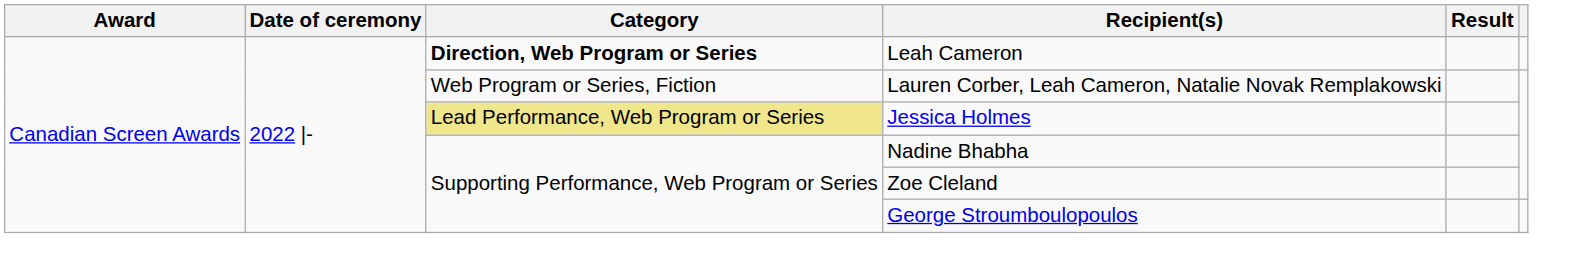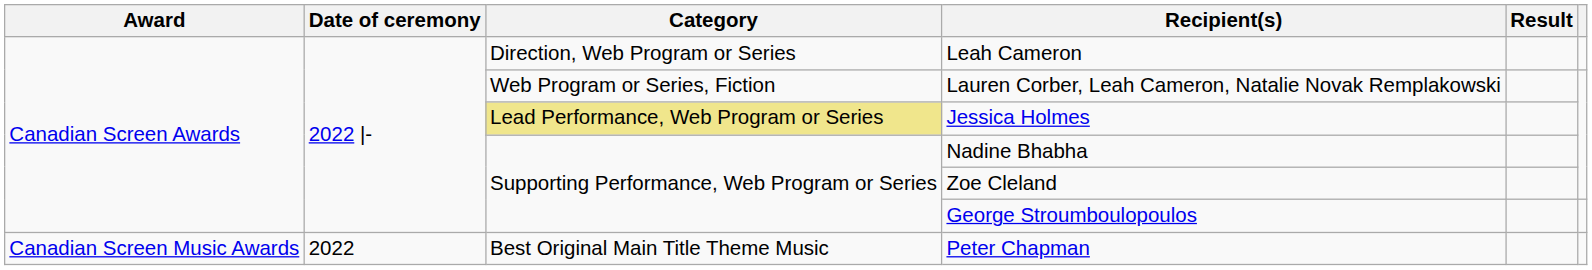(594, 53) bold -> (643, 53) normal
+ row: (1018, 248)
